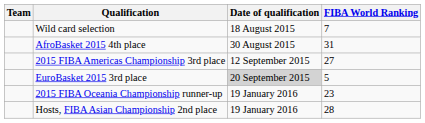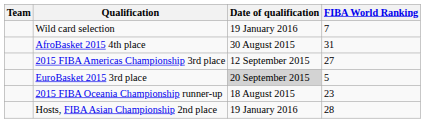(262, 28) 18 August 2015 -> (264, 28) 19 January 2016
(264, 93) 19 January 2016 -> (262, 93) 18 August 2015
